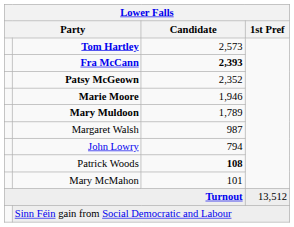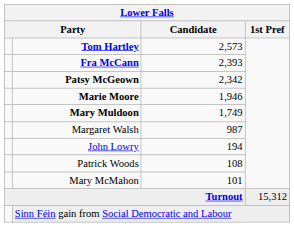(231, 63) bold -> (231, 63) normal
(231, 79) 2,352 -> (231, 79) 2,342
(231, 113) 1,789 -> (231, 113) 1,749
(235, 146) 794 -> (235, 146) 194
(235, 163) bold -> (235, 163) normal
(273, 197) 13,512 -> (273, 197) 15,312
